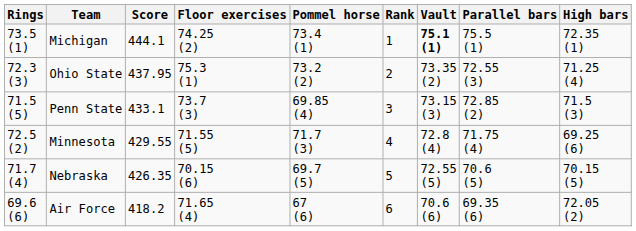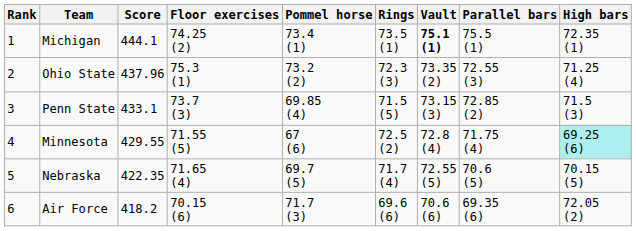columns swapped: (400, 14) <-> (26, 14)
(150, 75) 437.95 -> (143, 75) 437.96
(307, 142) 71.7 (3) -> (296, 142) 67 (6)
(581, 142) no background -> (581, 142) paleturquoise background
(150, 176) 426.35 -> (143, 176) 422.35
(196, 176) 70.15 (6) -> (188, 176) 71.65 (4)
(196, 209) 71.65 (4) -> (188, 209) 70.15 (6)
(303, 209) 67 (6) -> (300, 209) 71.7 (3)
